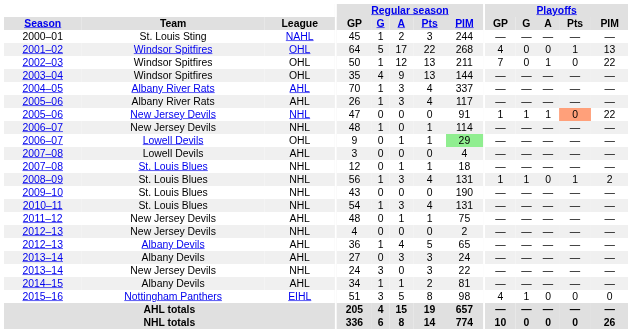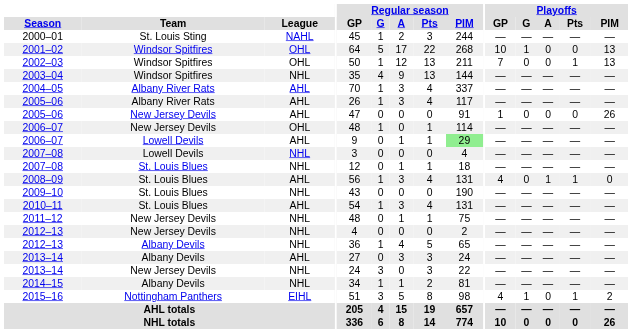(500, 49) 4 -> (500, 49) 10
(526, 49) 0 -> (526, 49) 1
(575, 49) 1 -> (575, 49) 0
(548, 62) 1 -> (548, 62) 0
(575, 62) 0 -> (575, 62) 1
(610, 62) 22 -> (610, 62) 13
(300, 75) OHL -> (300, 75) NHL
(300, 114) NHL -> (300, 114) AHL
(526, 114) 1 -> (526, 114) 0
(548, 114) 1 -> (548, 114) 0
(575, 114) lightsalmon background -> (575, 114) no background
(610, 114) 22 -> (610, 114) 26
(300, 127) NHL -> (300, 127) OHL
(300, 140) OHL -> (300, 140) AHL
(300, 153) AHL -> (300, 153) NHL
(300, 179) NHL -> (300, 179) AHL
(500, 179) 1 -> (500, 179) 4
(526, 179) 1 -> (526, 179) 0
(548, 179) 0 -> (548, 179) 1
(610, 179) 2 -> (610, 179) 0
(300, 205) NHL -> (300, 205) AHL
(300, 218) AHL -> (300, 218) NHL
(300, 244) AHL -> (300, 244) NHL
(300, 283) AHL -> (300, 283) NHL
(575, 296) 0 -> (575, 296) 1
(610, 296) 0 -> (610, 296) 2
